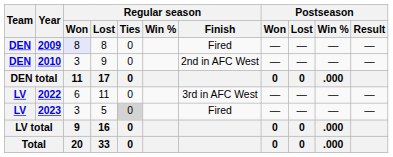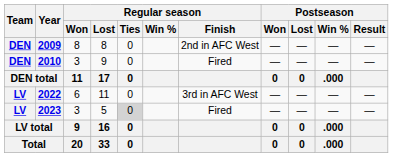(77, 45) lavender background -> (77, 45) no background
(220, 45) Fired -> (220, 45) 2nd in AFC West
(220, 62) 2nd in AFC West -> (220, 62) Fired
